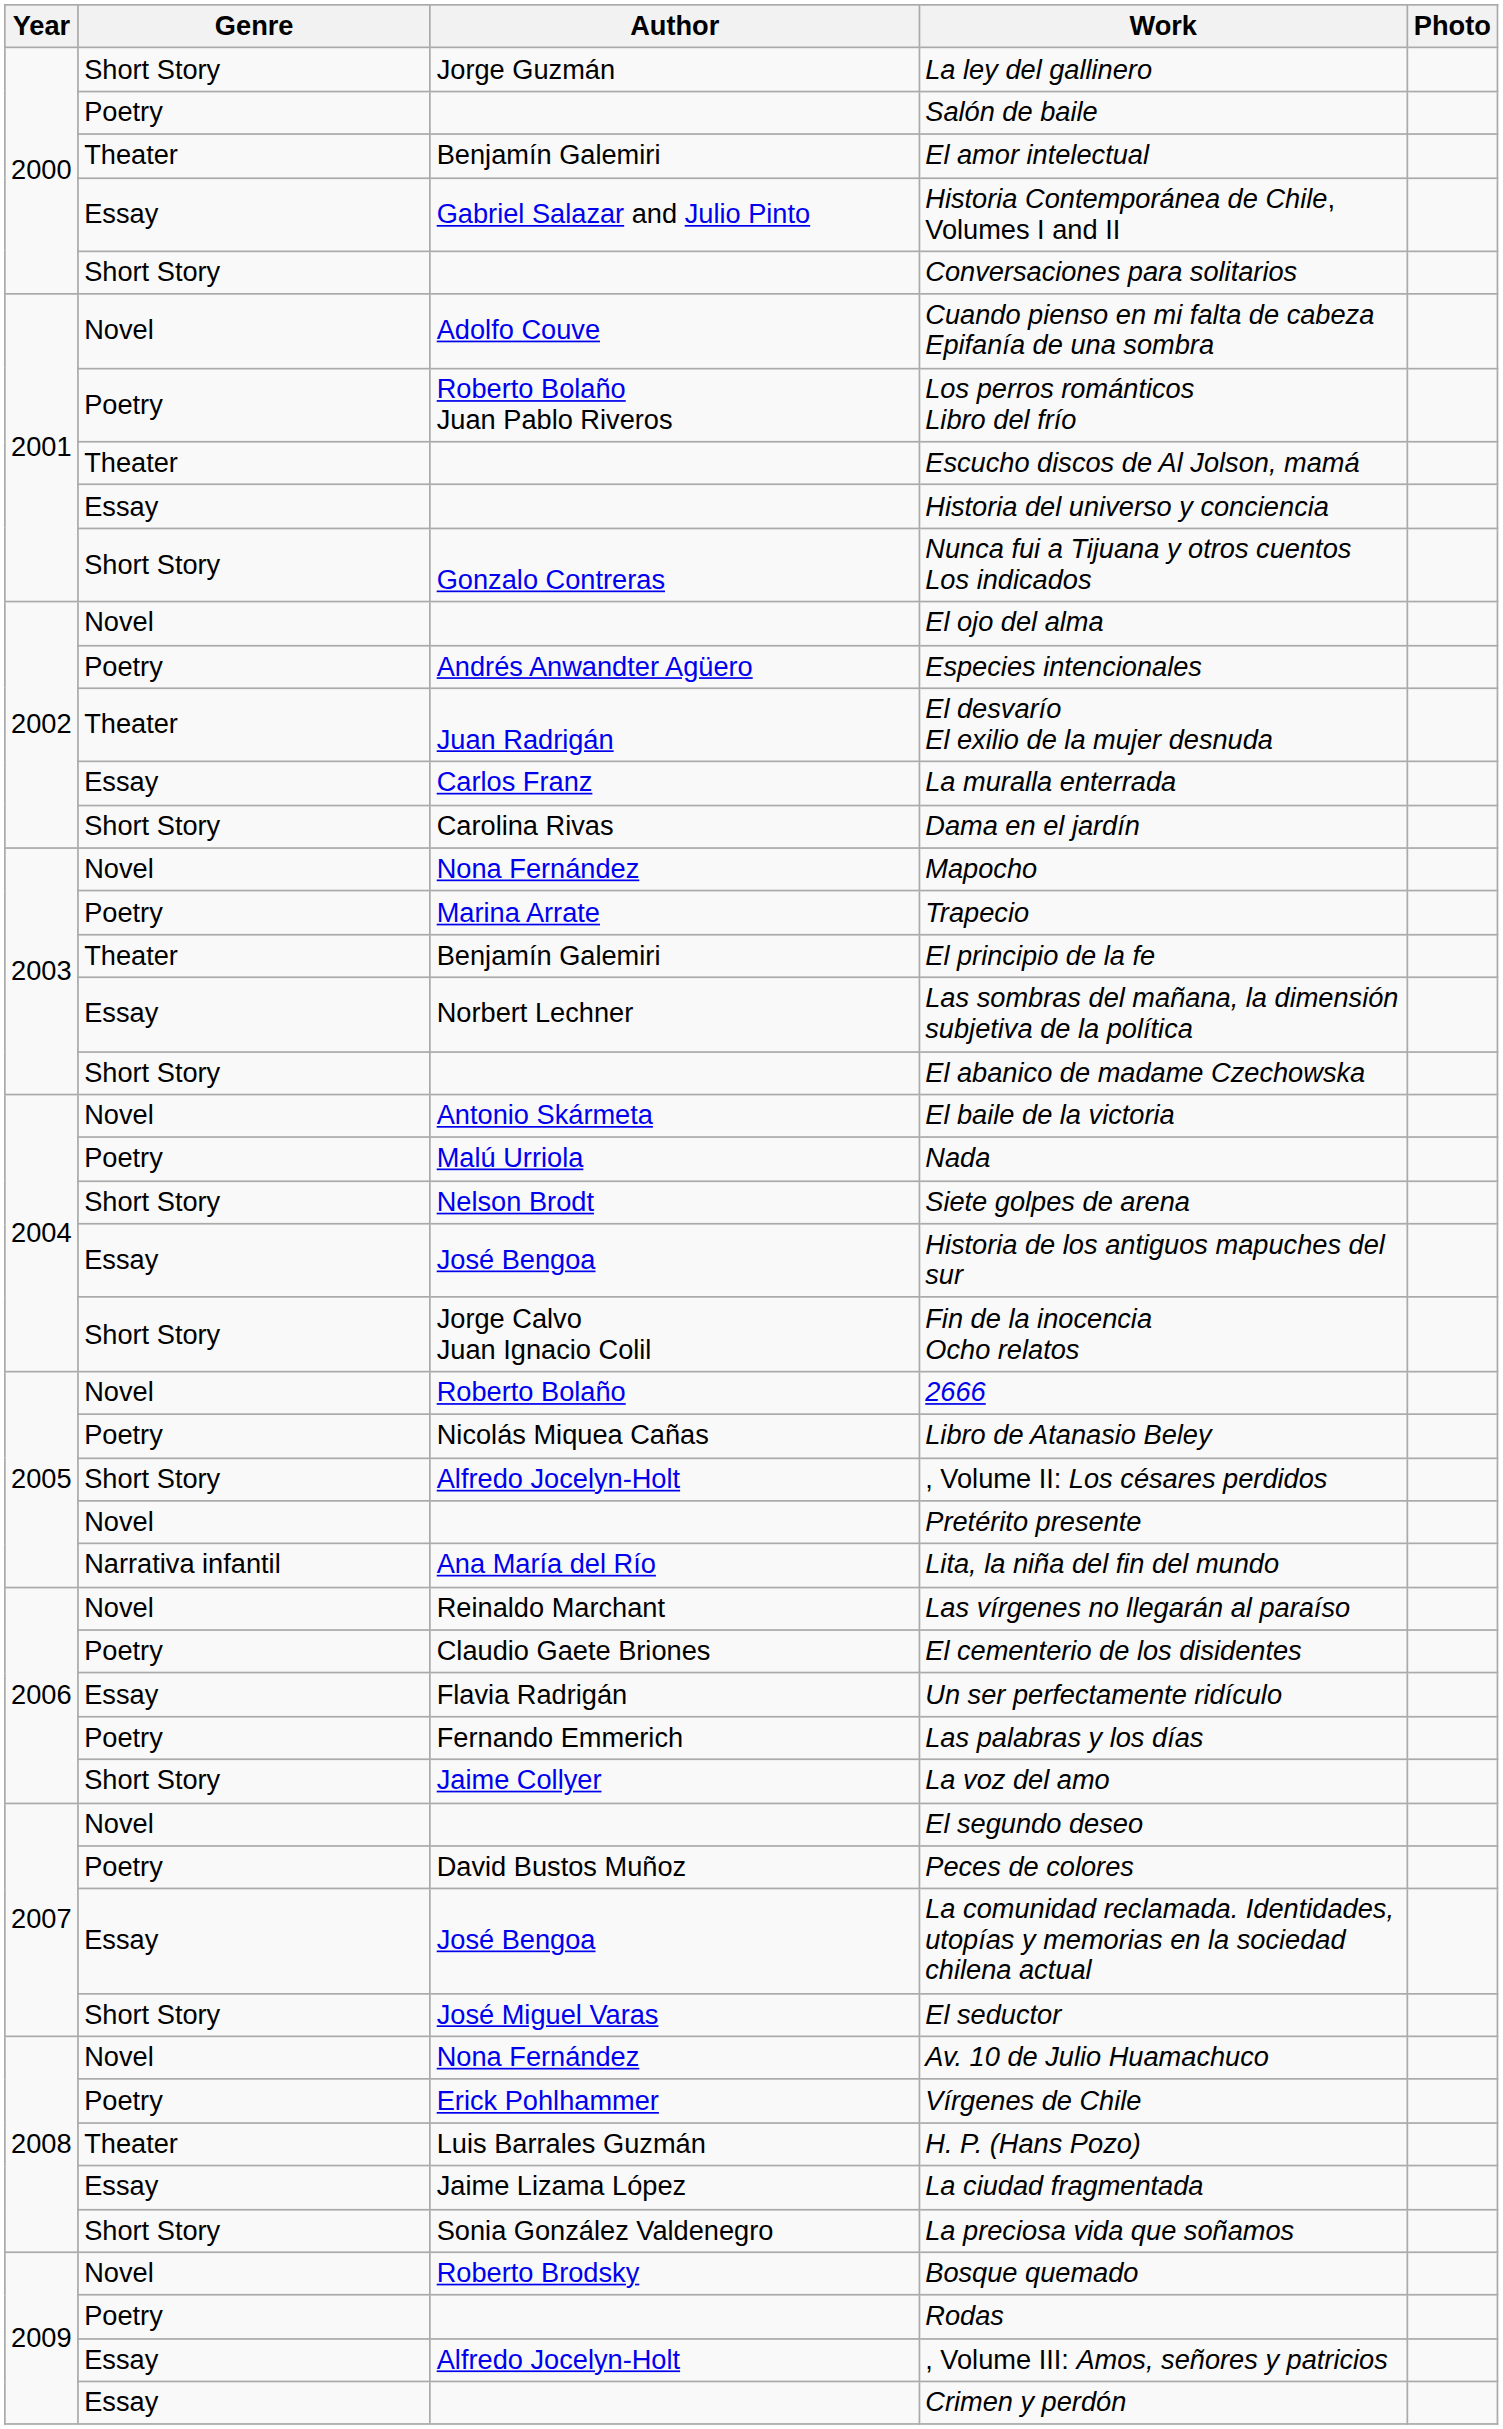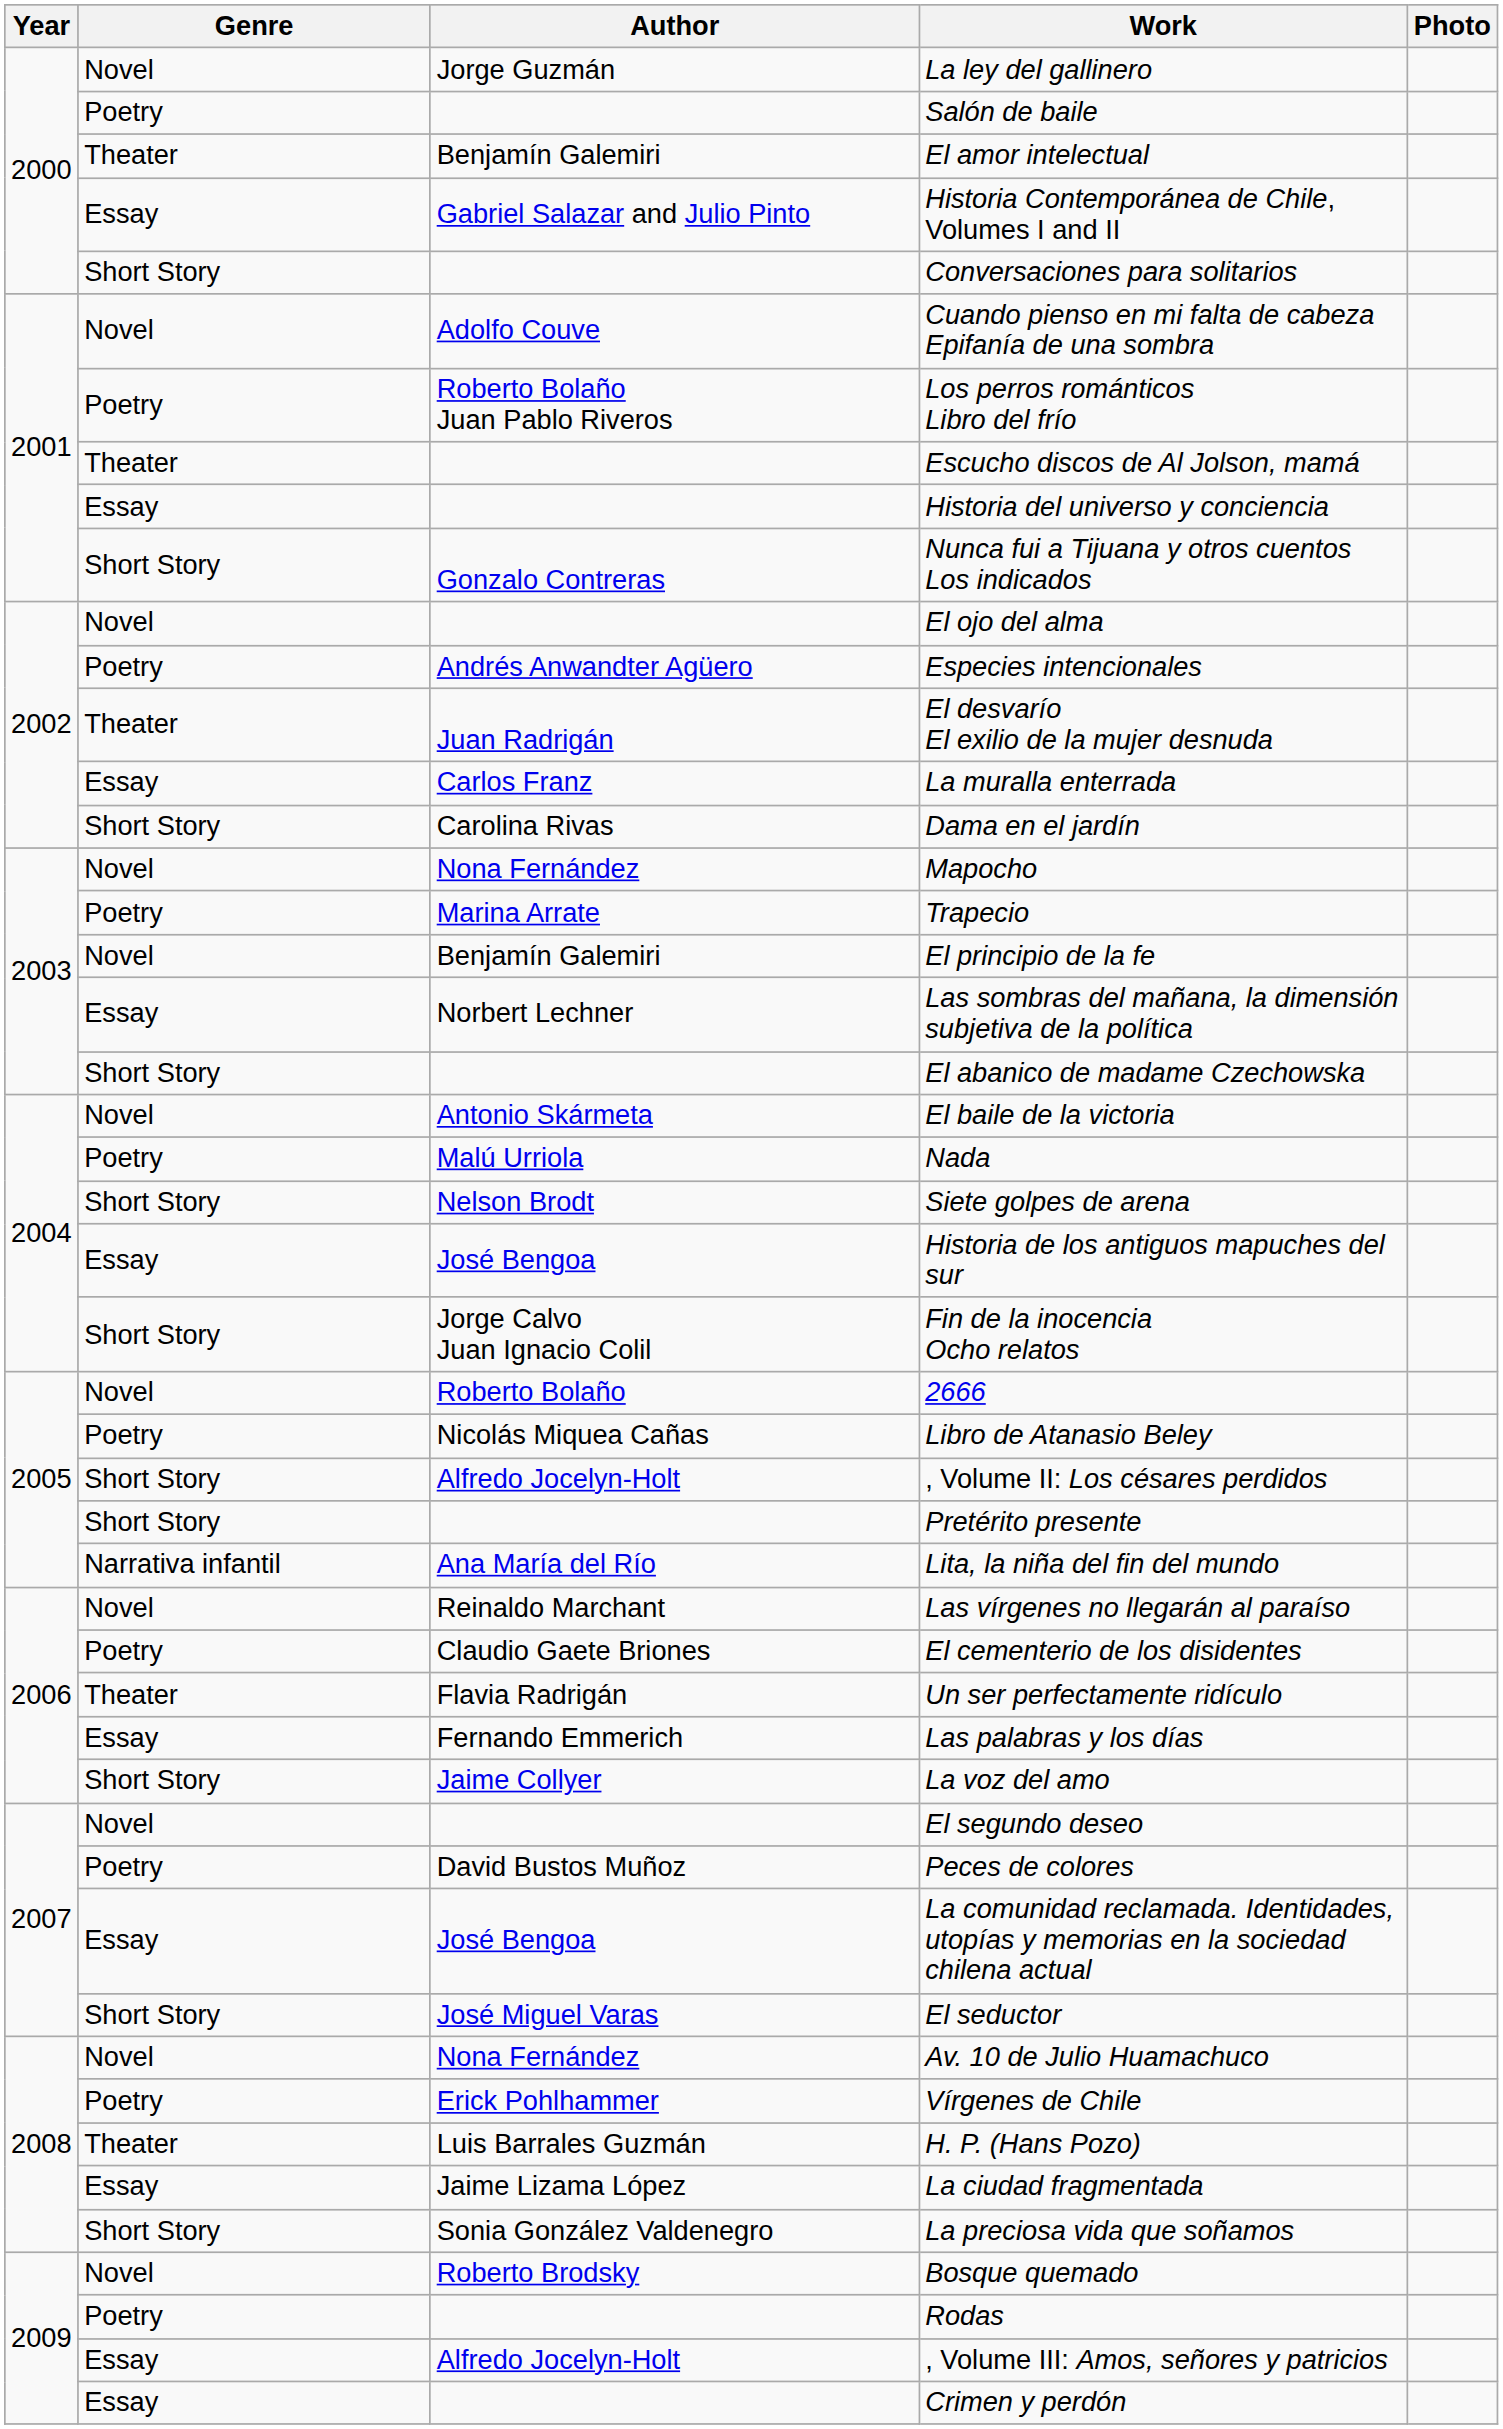(152, 69) Short Story -> (119, 69) Novel
(131, 955) Theater -> (119, 955) Novel
(119, 1521) Novel -> (152, 1521) Short Story
(121, 1694) Essay -> (131, 1694) Theater
(123, 1737) Poetry -> (121, 1737) Essay
